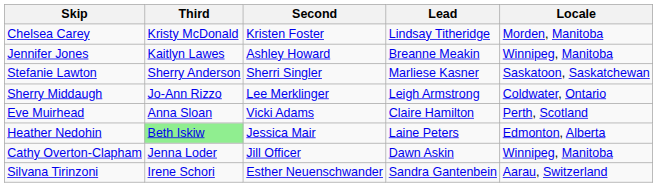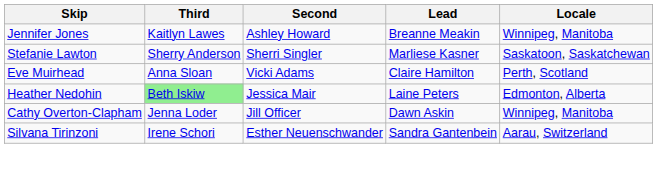- row: (49, 34)
- row: (55, 93)
